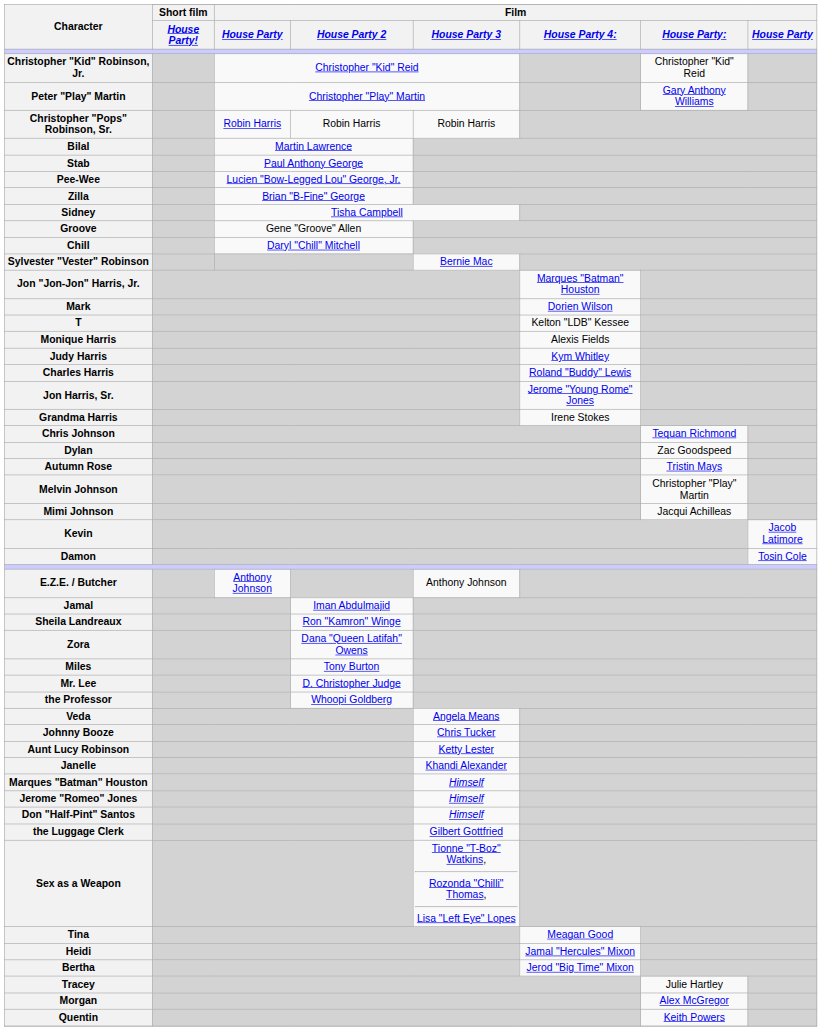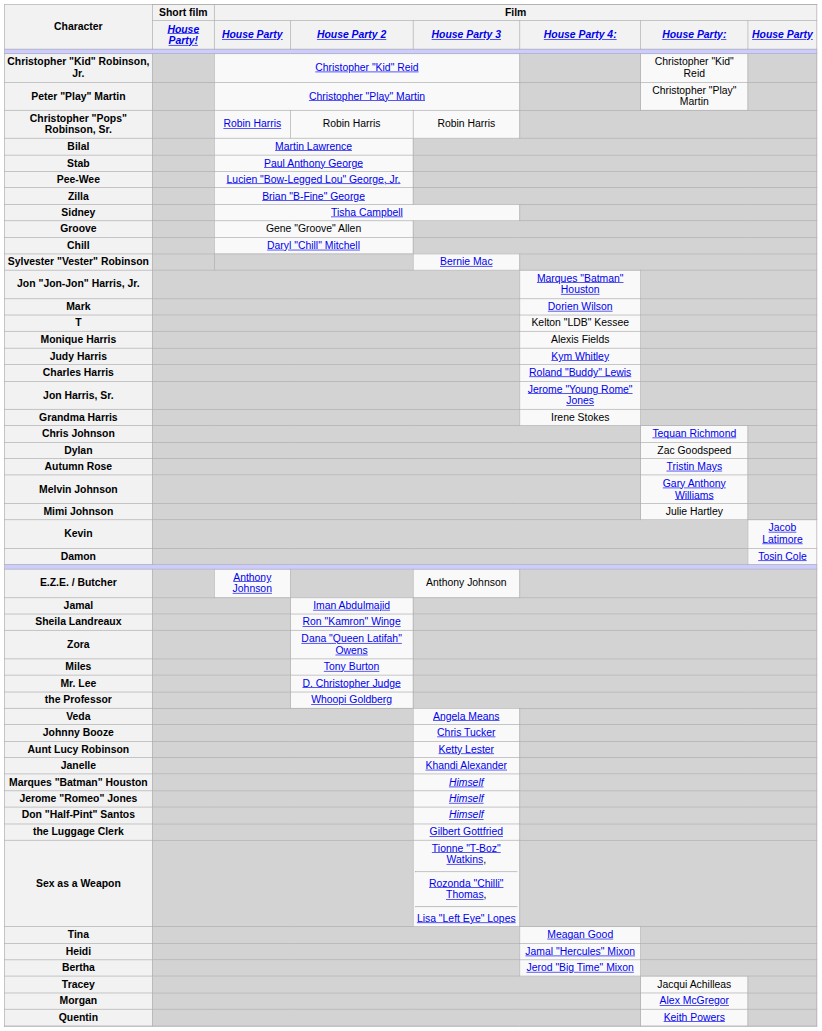(694, 96) Gary Anthony Williams -> (694, 96) Christopher "Play" Martin
(694, 489) Christopher "Play" Martin -> (694, 489) Gary Anthony Williams
(694, 511) Jacqui Achilleas -> (694, 511) Julie Hartley
(694, 984) Julie Hartley -> (694, 984) Jacqui Achilleas
